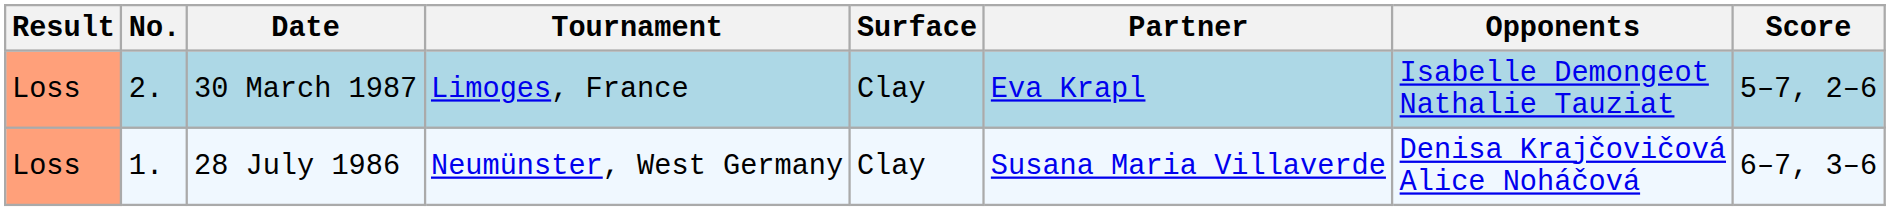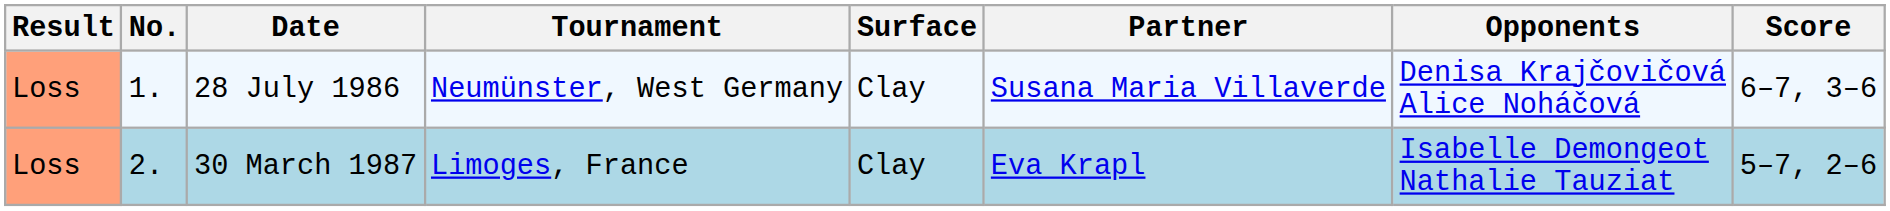rows swapped: (297, 166) <-> (306, 89)
